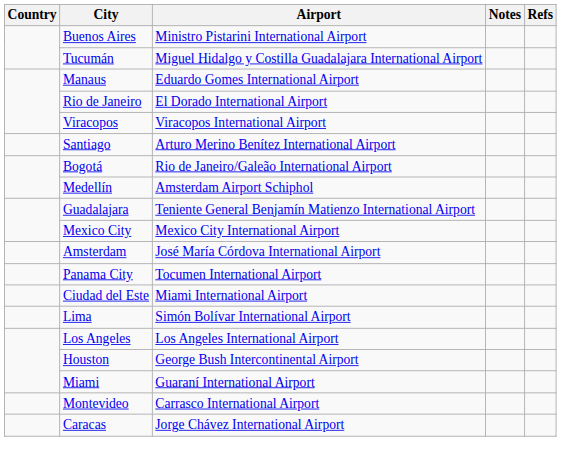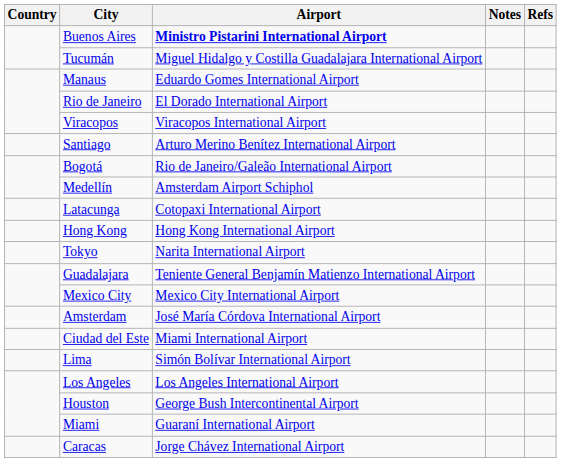(261, 36) normal -> (271, 36) bold
+ row: (91, 209)
+ row: (95, 230)
+ row: (80, 252)
- row: (98, 274)
- row: (96, 403)
